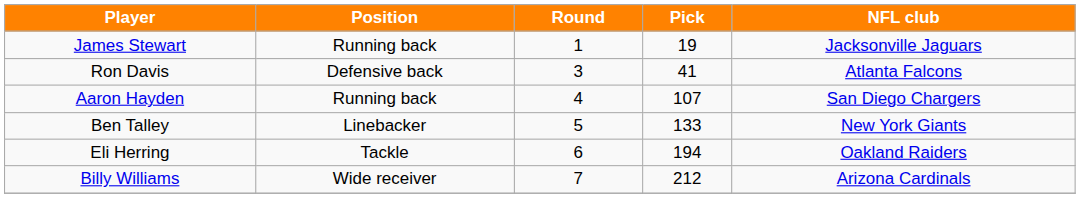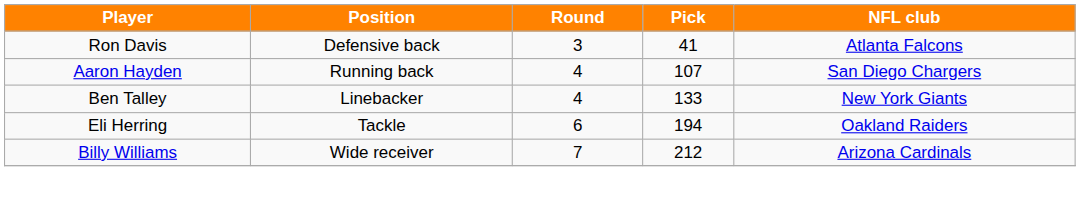- row: (130, 44)
(578, 125) 5 -> (578, 98) 4
